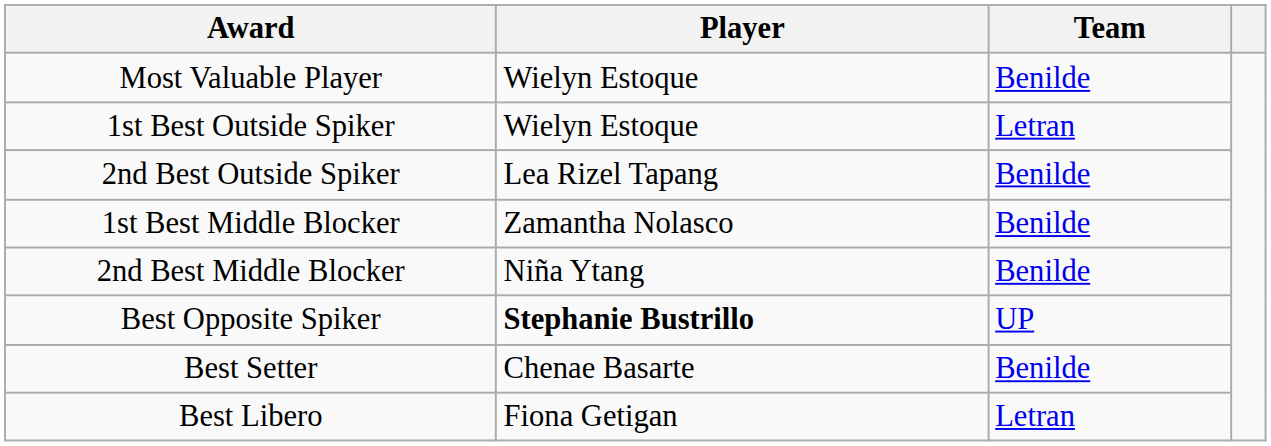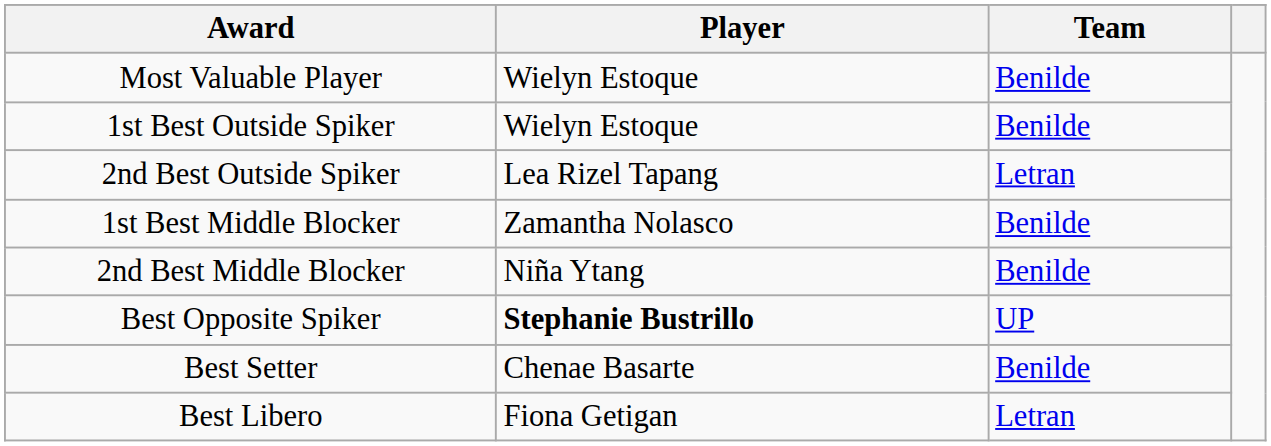(1035, 125) Letran -> (1043, 125) Benilde
(1043, 174) Benilde -> (1035, 174) Letran
